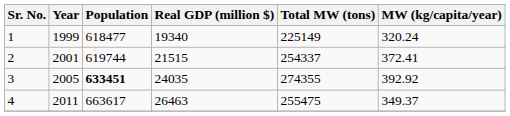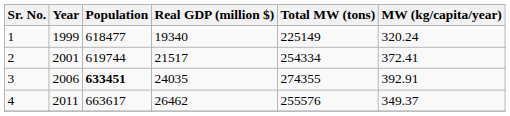(171, 57) 21515 -> (171, 57) 21517
(301, 57) 254337 -> (301, 57) 254334
(66, 79) 2005 -> (66, 79) 2006
(400, 79) 392.92 -> (400, 79) 392.91
(171, 100) 26463 -> (171, 100) 26462
(301, 100) 255475 -> (301, 100) 255576
